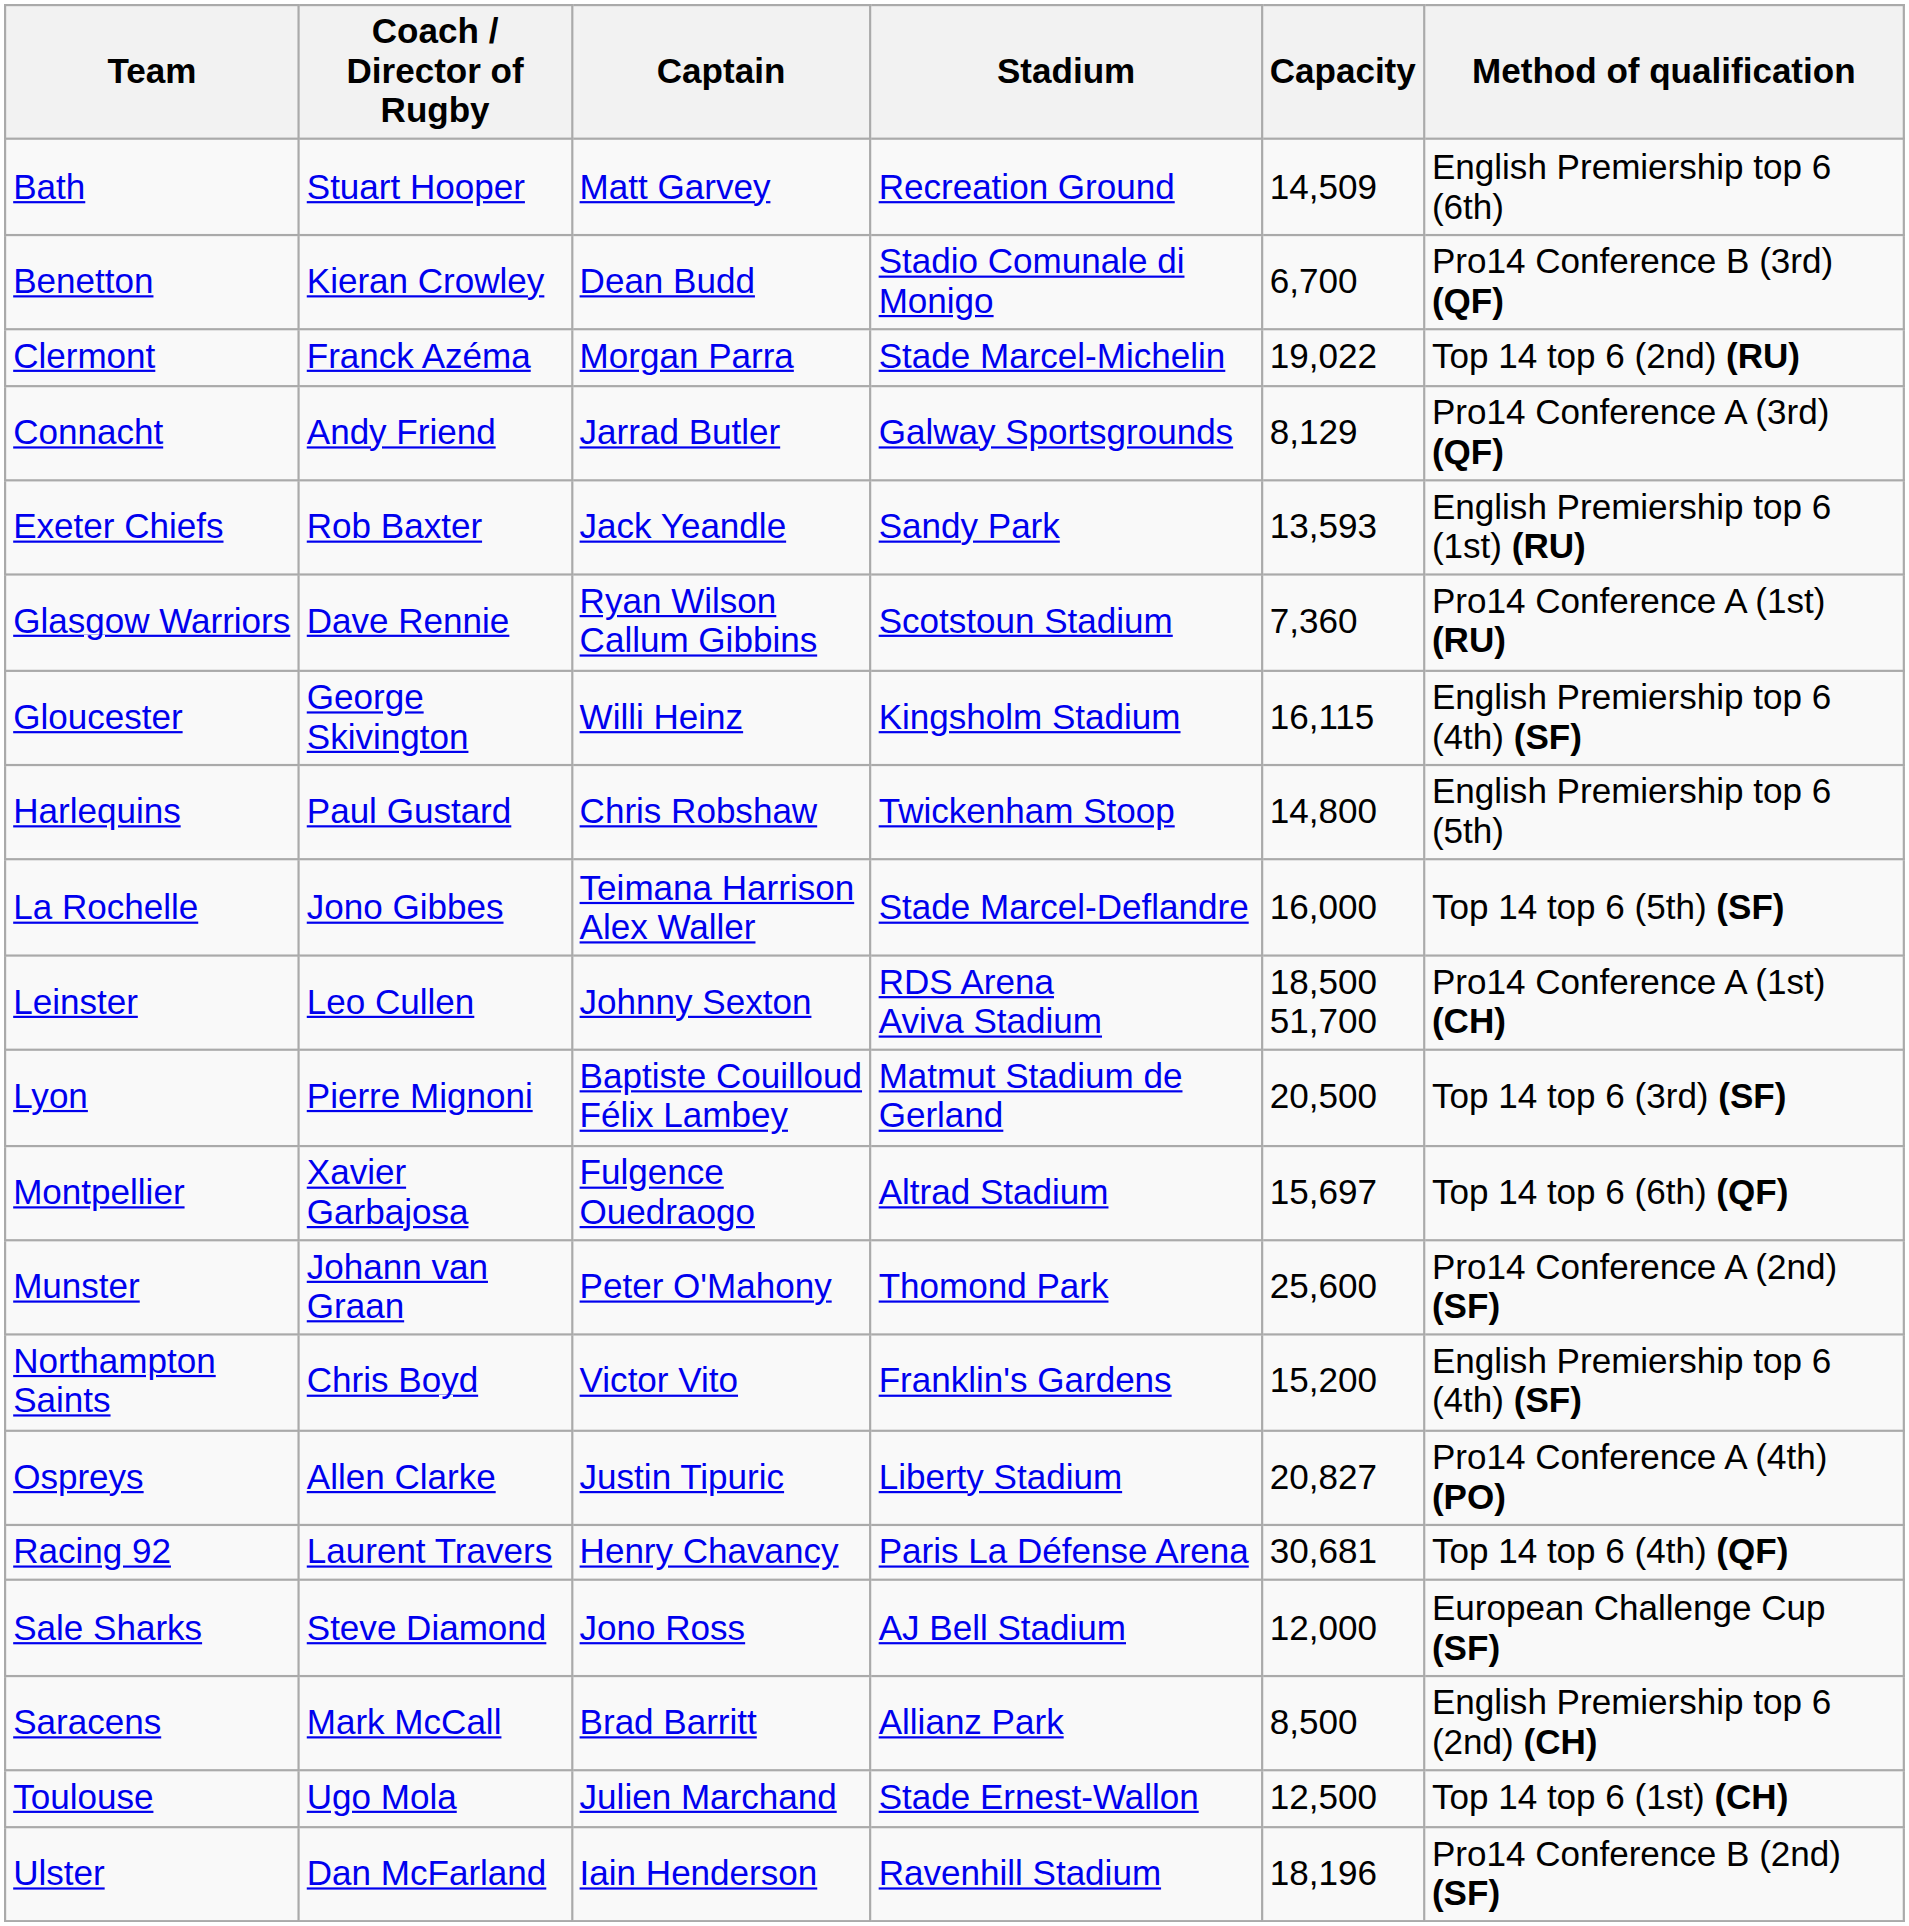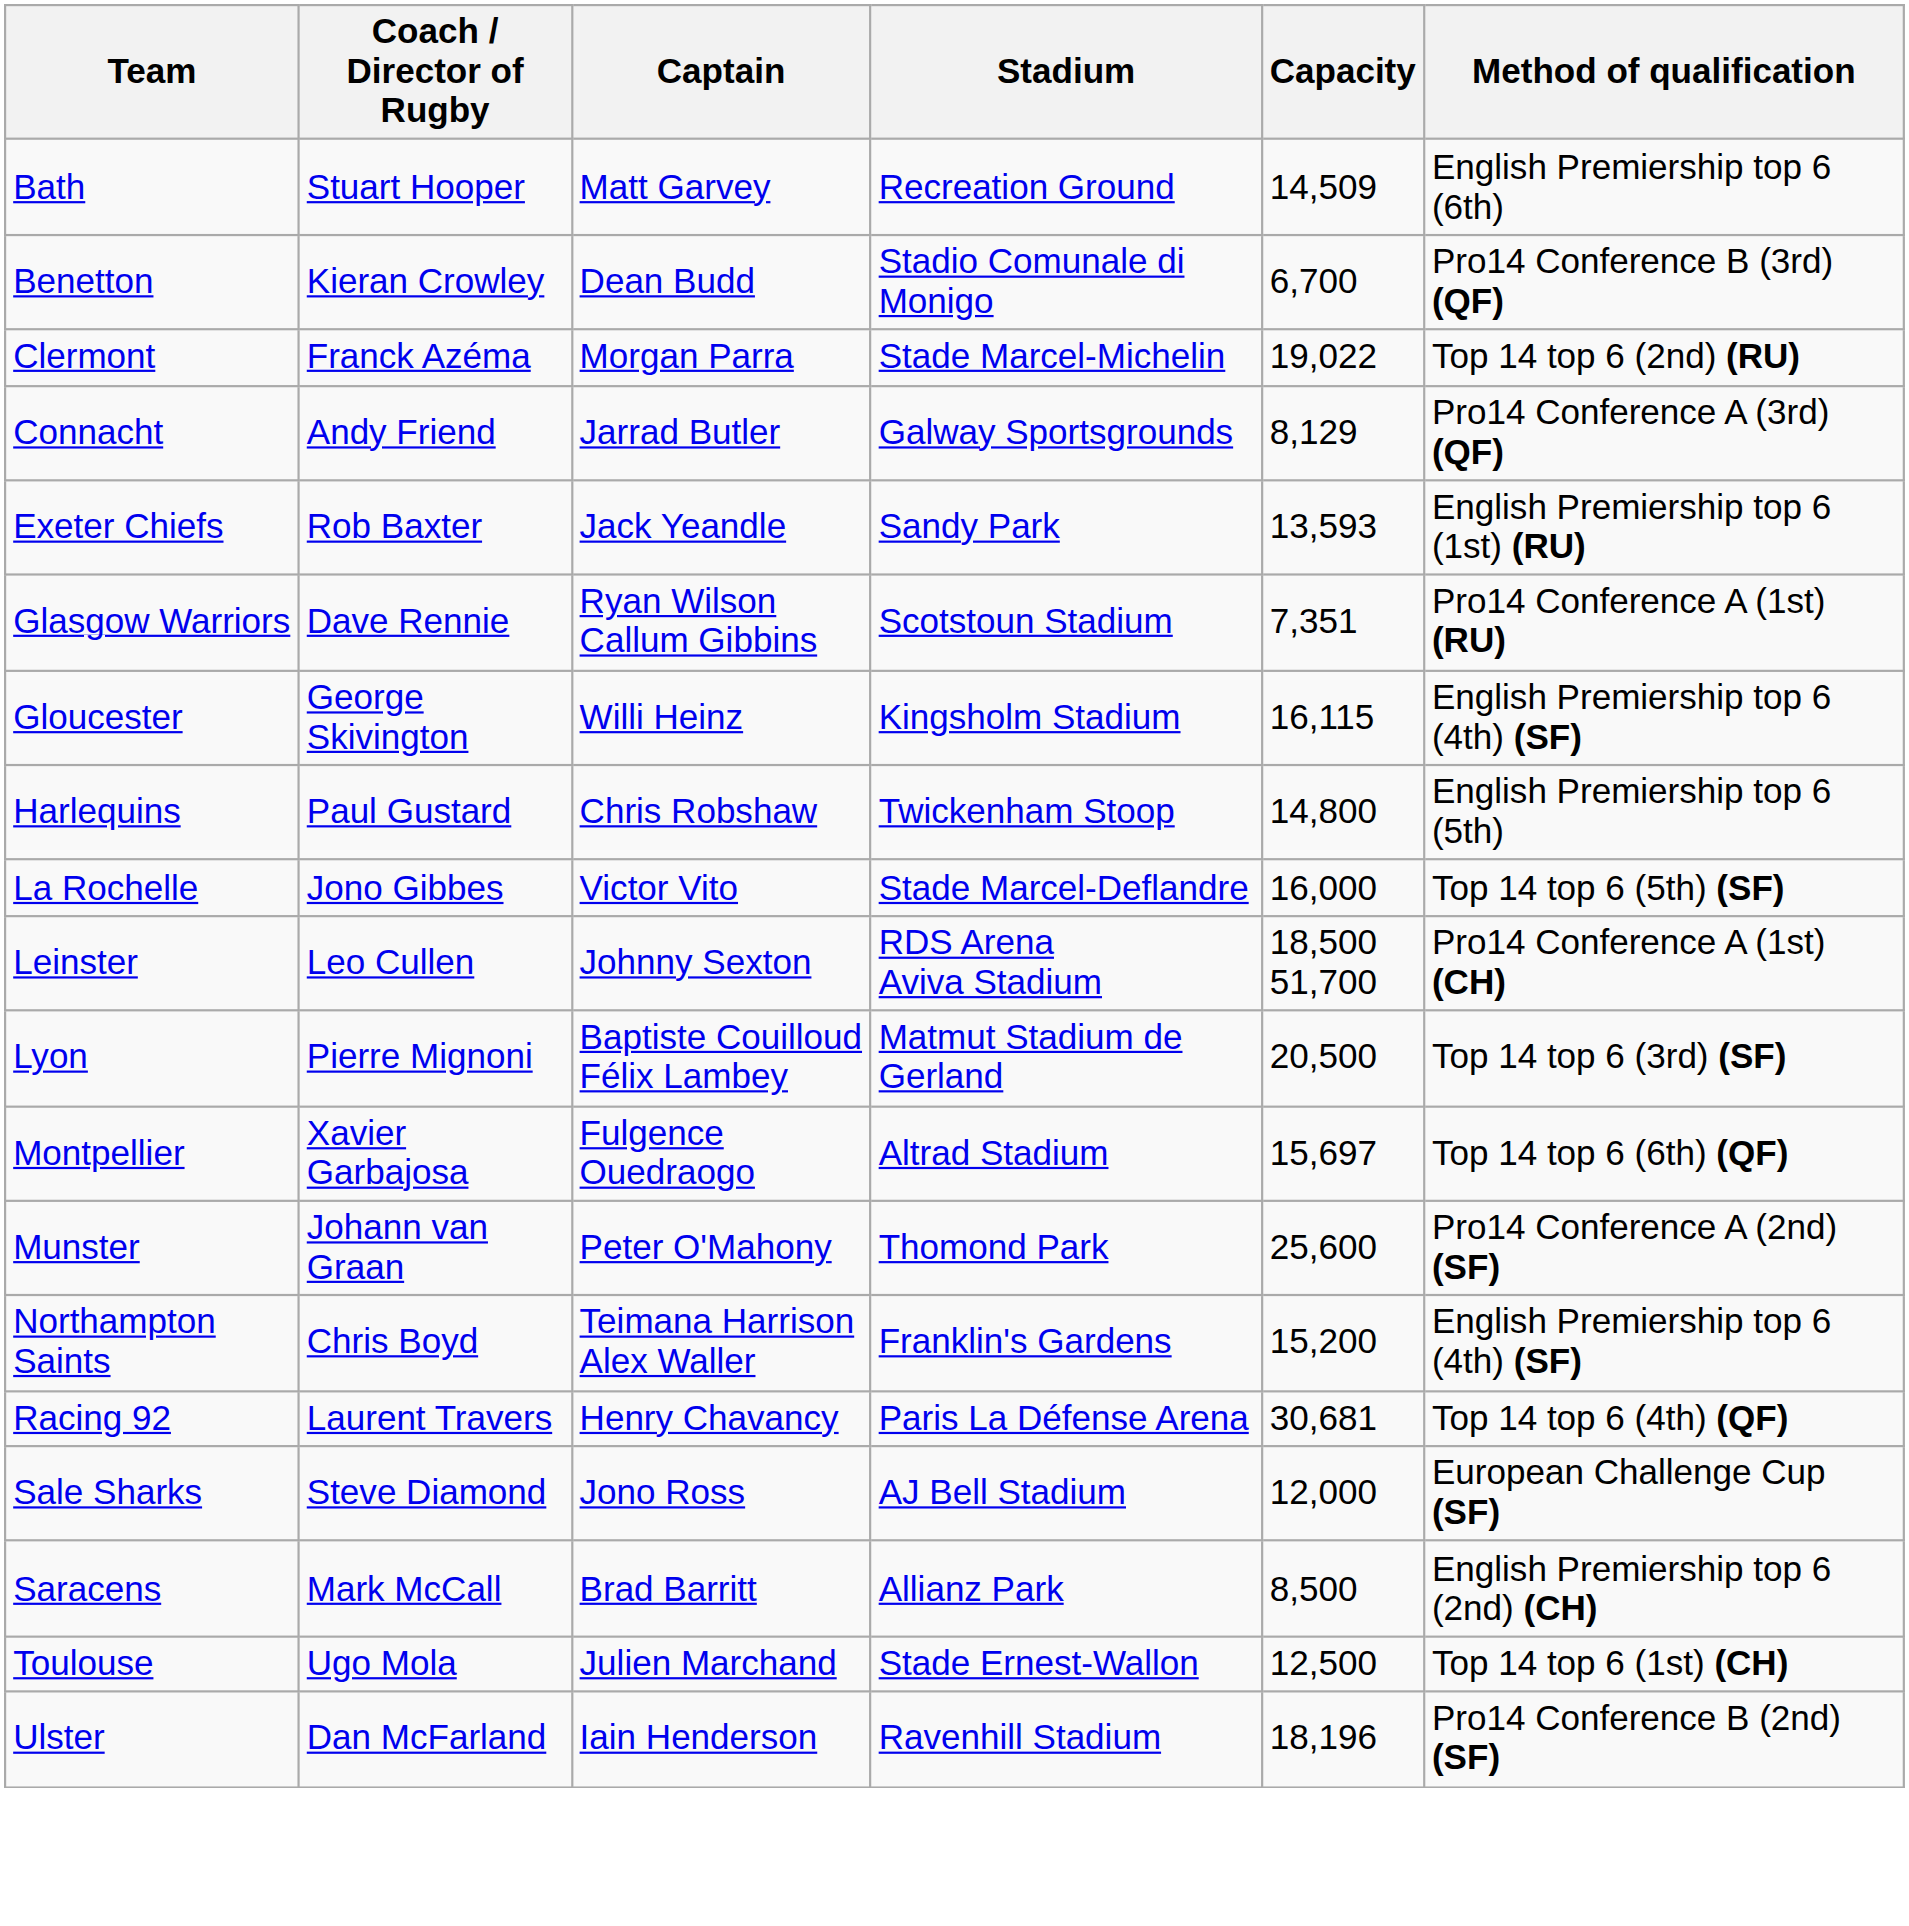(1314, 621) 7,360 -> (1314, 621) 7,351
(717, 906) Teimana Harrison Alex Waller -> (659, 887) Victor Vito
(659, 1381) Victor Vito -> (717, 1342) Teimana Harrison Alex Waller
- row: (78, 1476)
